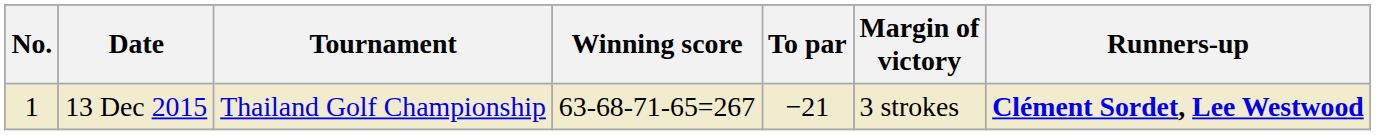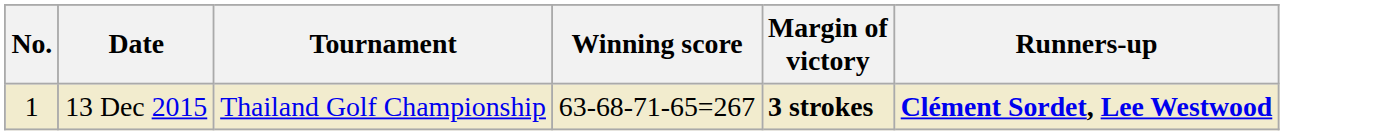- column: (807, 44)
(909, 106) normal -> (821, 106) bold
